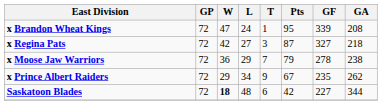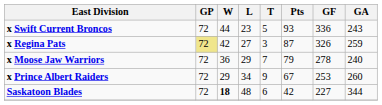- row: (59, 28)
+ row: (59, 28)
(203, 44) no background -> (203, 44) khaki background
(323, 44) 327 -> (323, 44) 326
(355, 44) 218 -> (355, 44) 259
(355, 60) 238 -> (355, 60) 240
(323, 76) 235 -> (323, 76) 253
(355, 76) 262 -> (355, 76) 260
